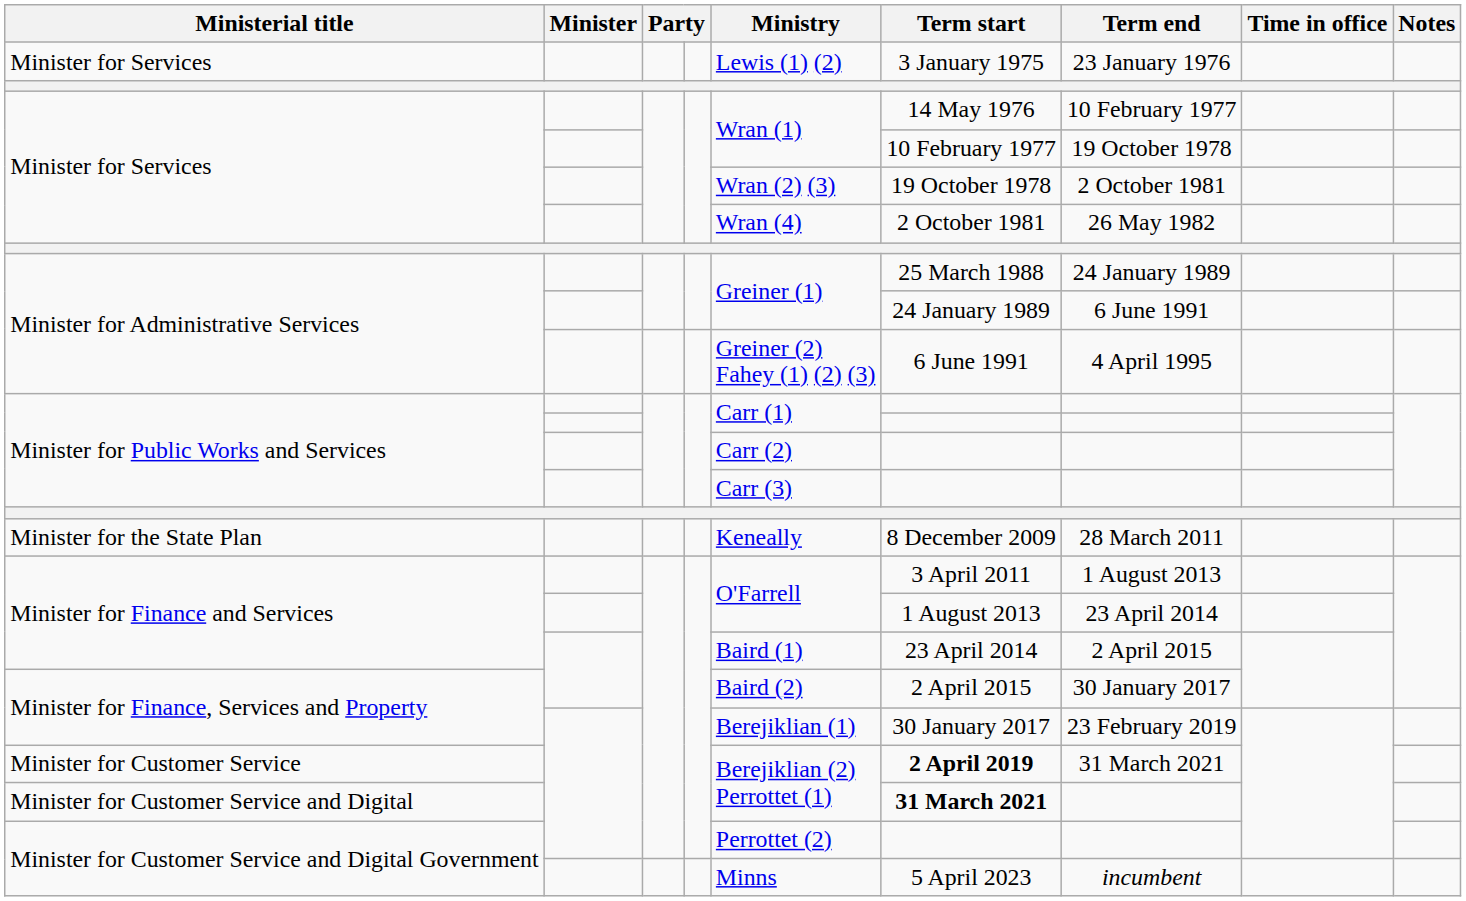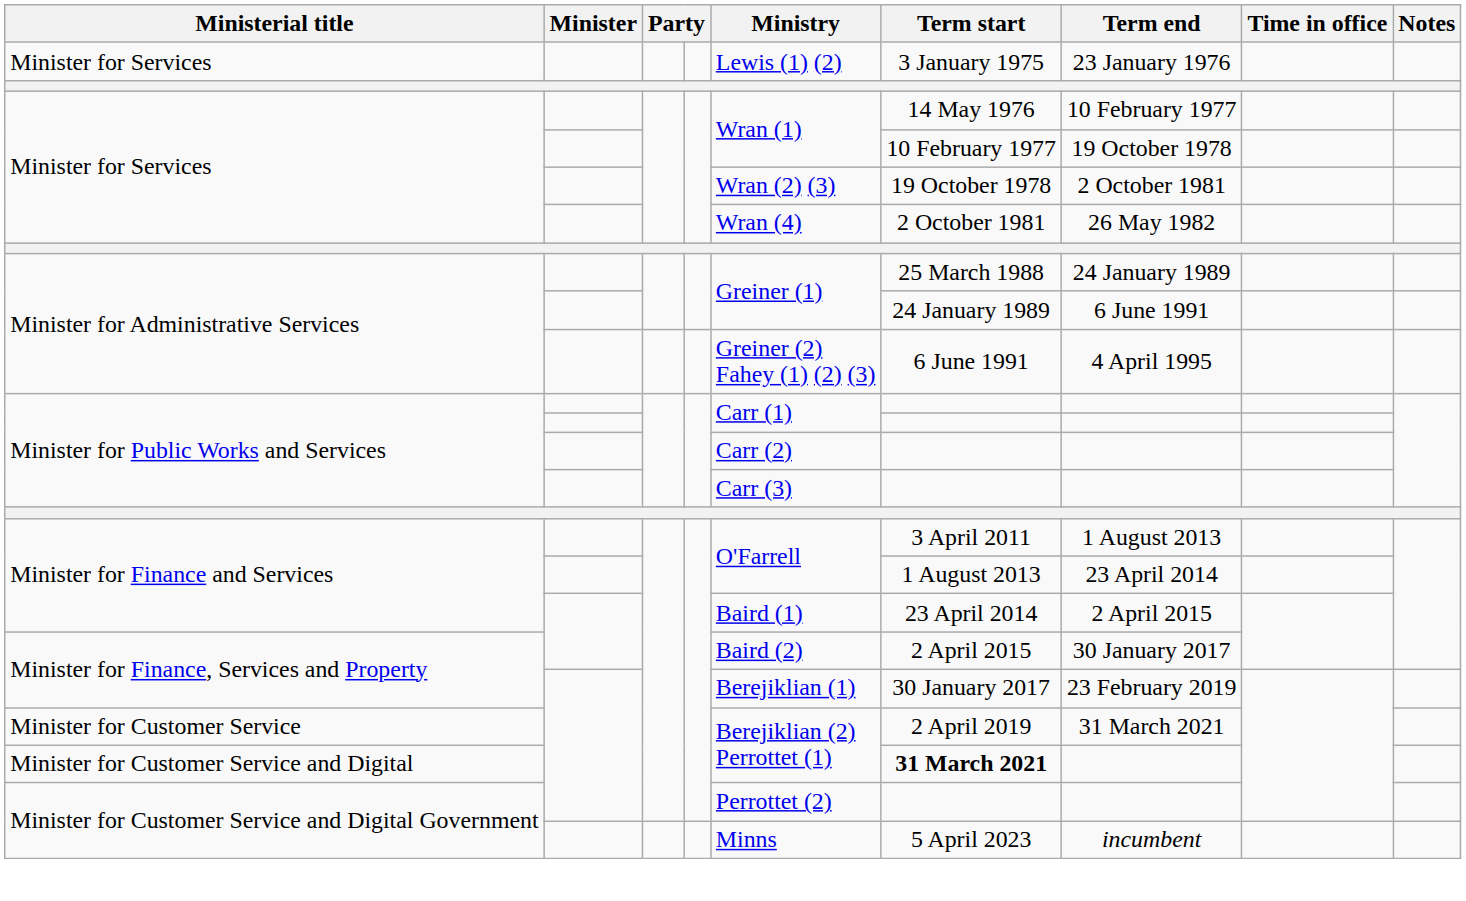- row: (136, 536)
(971, 763) bold -> (971, 725) normal
